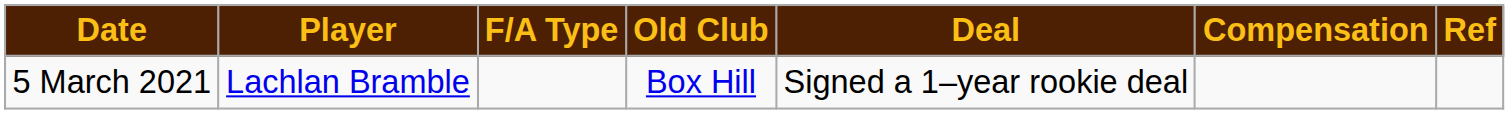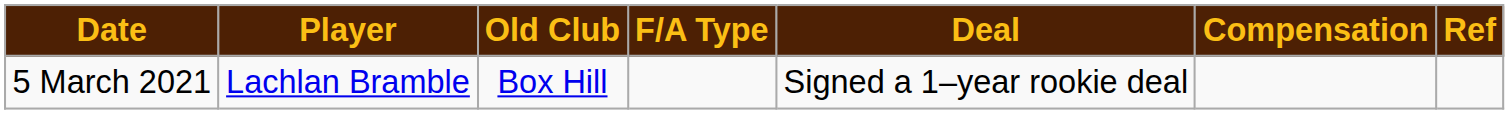columns swapped: (552, 30) <-> (701, 30)
